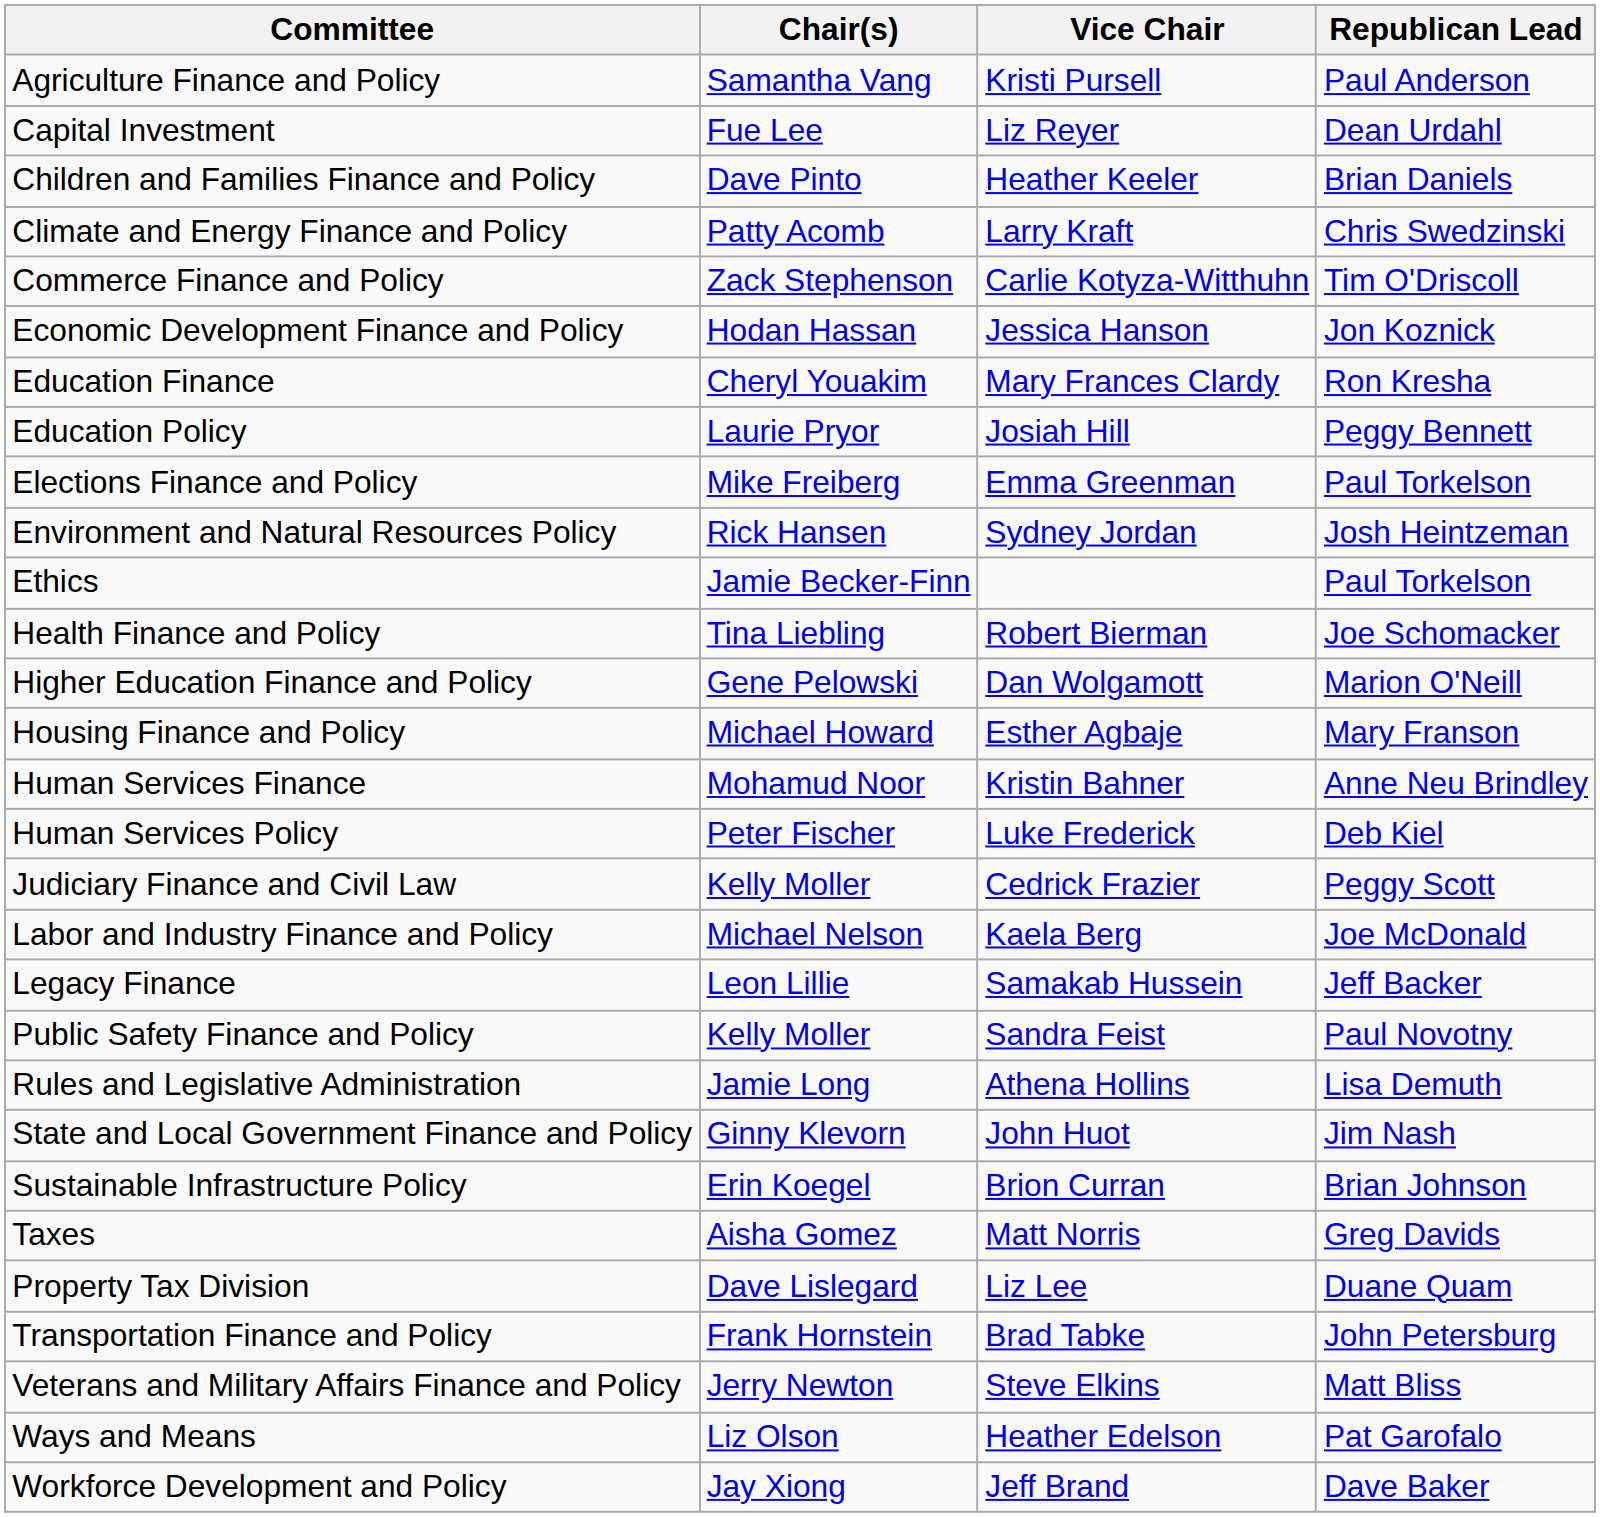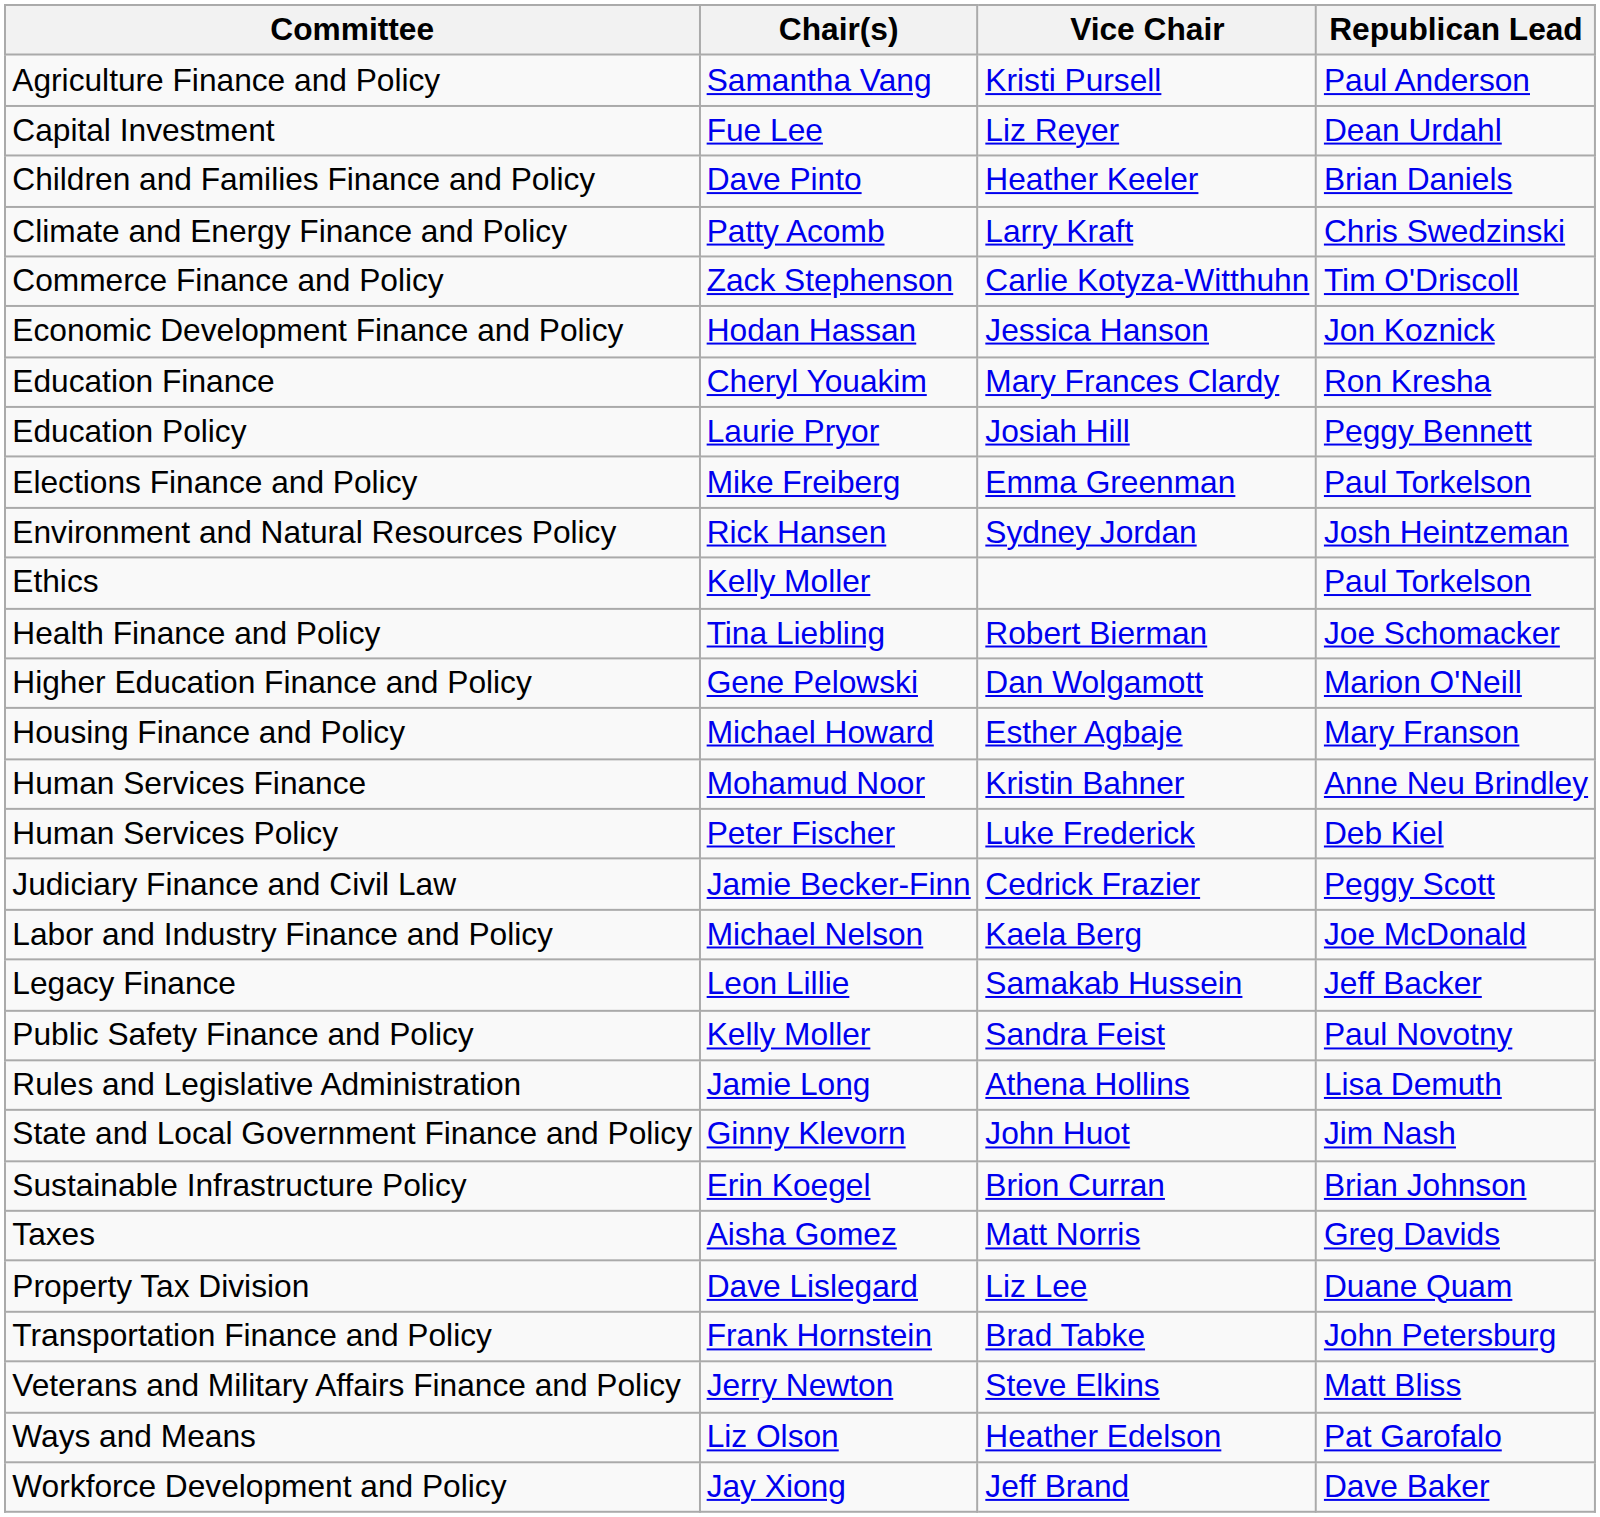(839, 582) Jamie Becker-Finn -> (789, 582) Kelly Moller
(789, 883) Kelly Moller -> (839, 883) Jamie Becker-Finn
